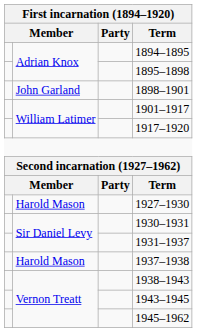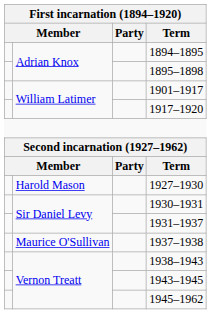- row: (162, 90)
(50, 261) Harold Mason -> (63, 242) Maurice O'Sullivan
